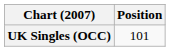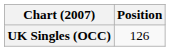(140, 35) 101 -> (140, 35) 126
